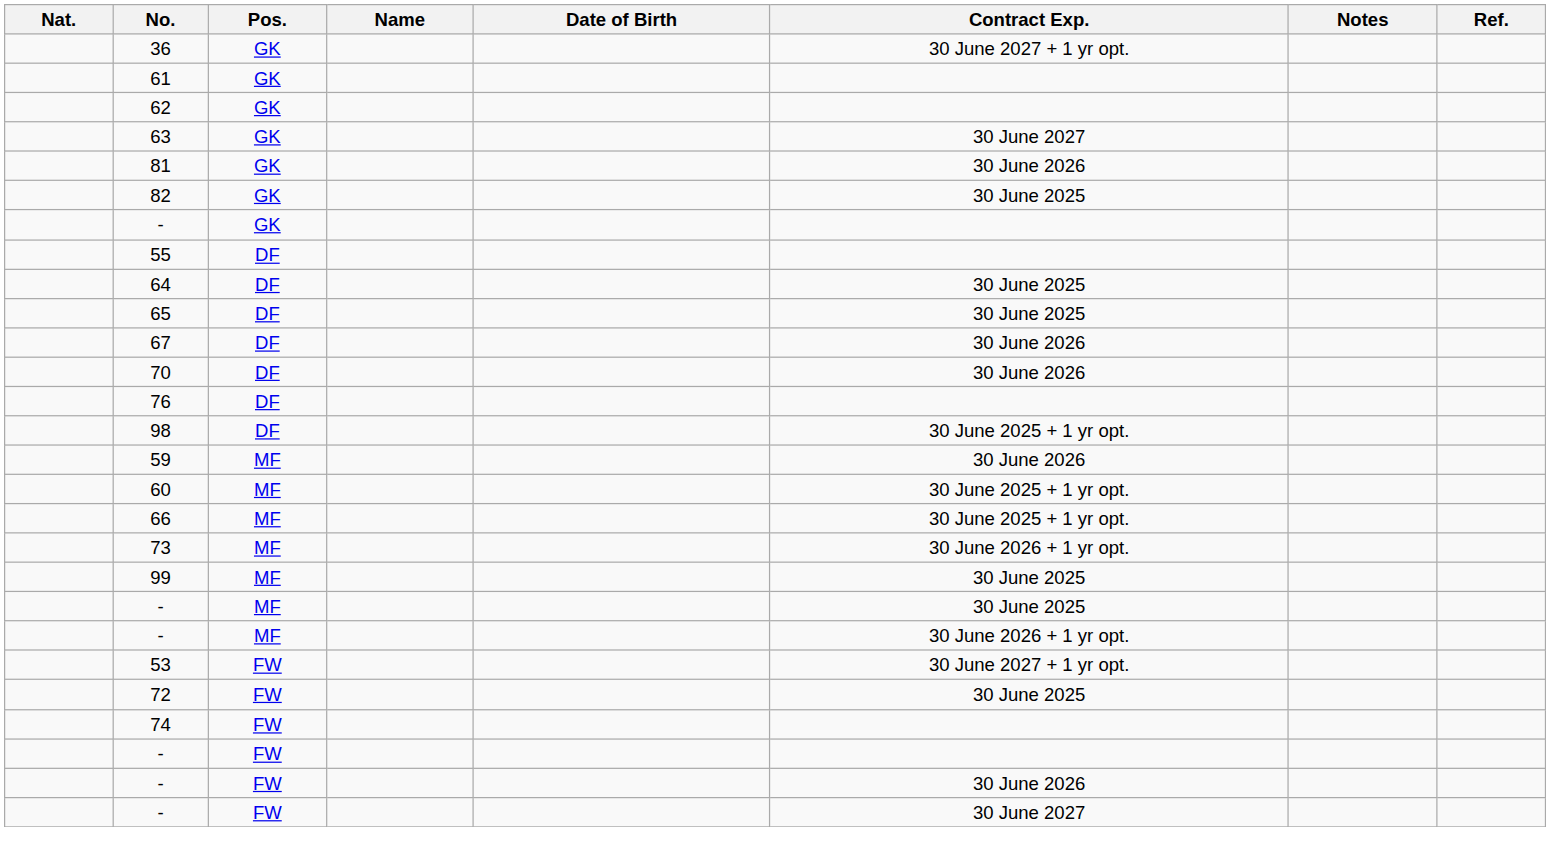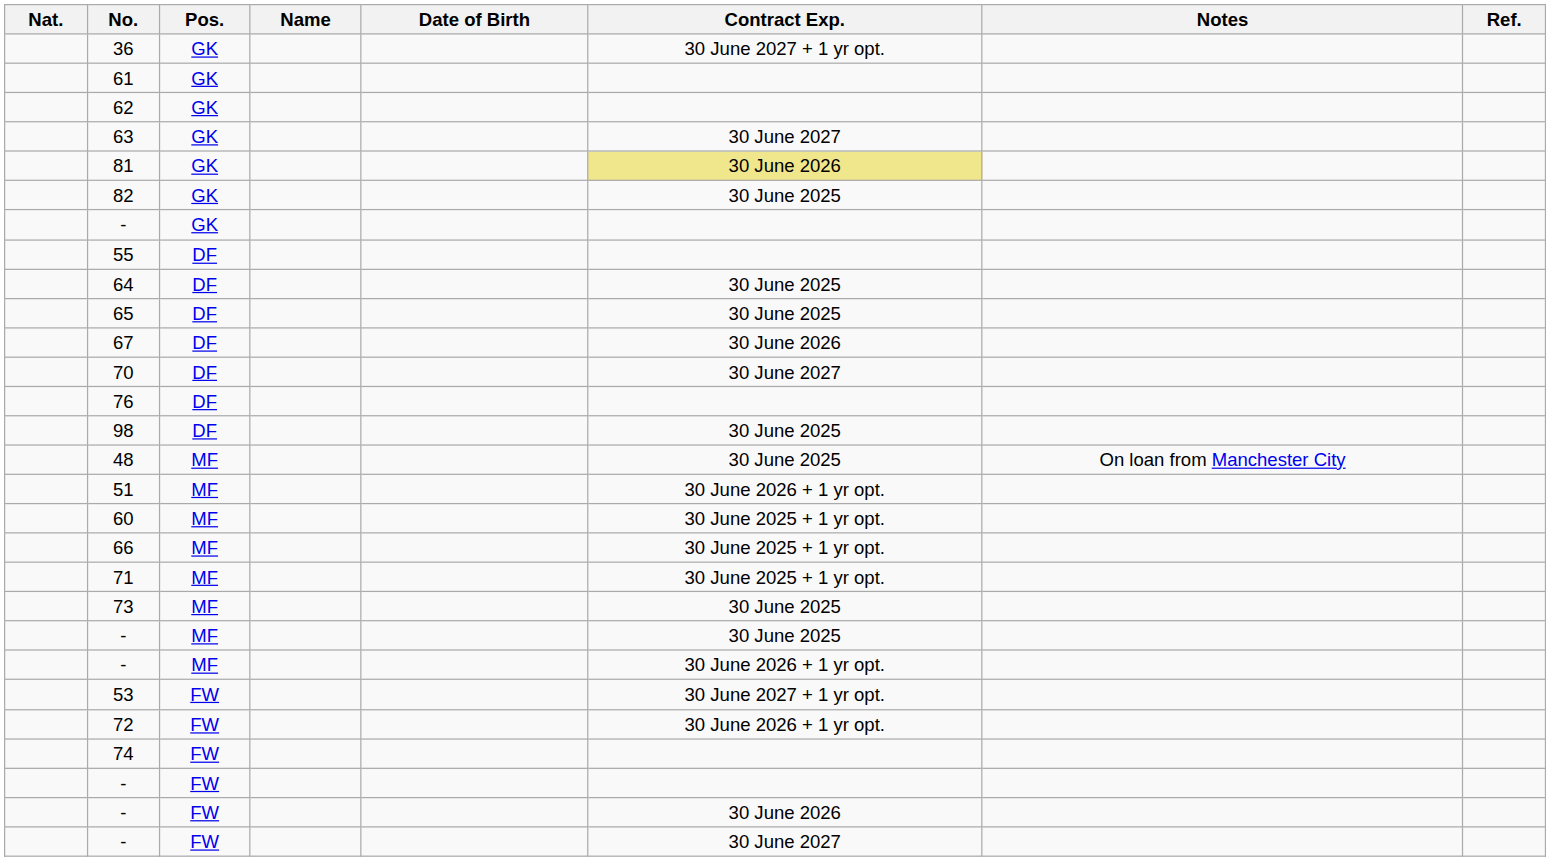(1029, 166) no background -> (785, 166) khaki background
(1029, 372) 30 June 2026 -> (785, 372) 30 June 2027
(1029, 430) 30 June 2025 + 1 yr opt. -> (785, 430) 30 June 2025
+ row: (123, 460)
+ row: (123, 489)
- row: (160, 460)
+ row: (123, 577)
(1029, 548) 30 June 2026 + 1 yr opt. -> (785, 607) 30 June 2025
- row: (160, 577)
(1029, 695) 30 June 2025 -> (785, 724) 30 June 2026 + 1 yr opt.
